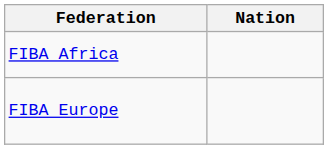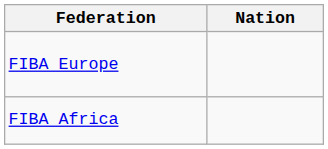rows swapped: (64, 55) <-> (64, 111)
